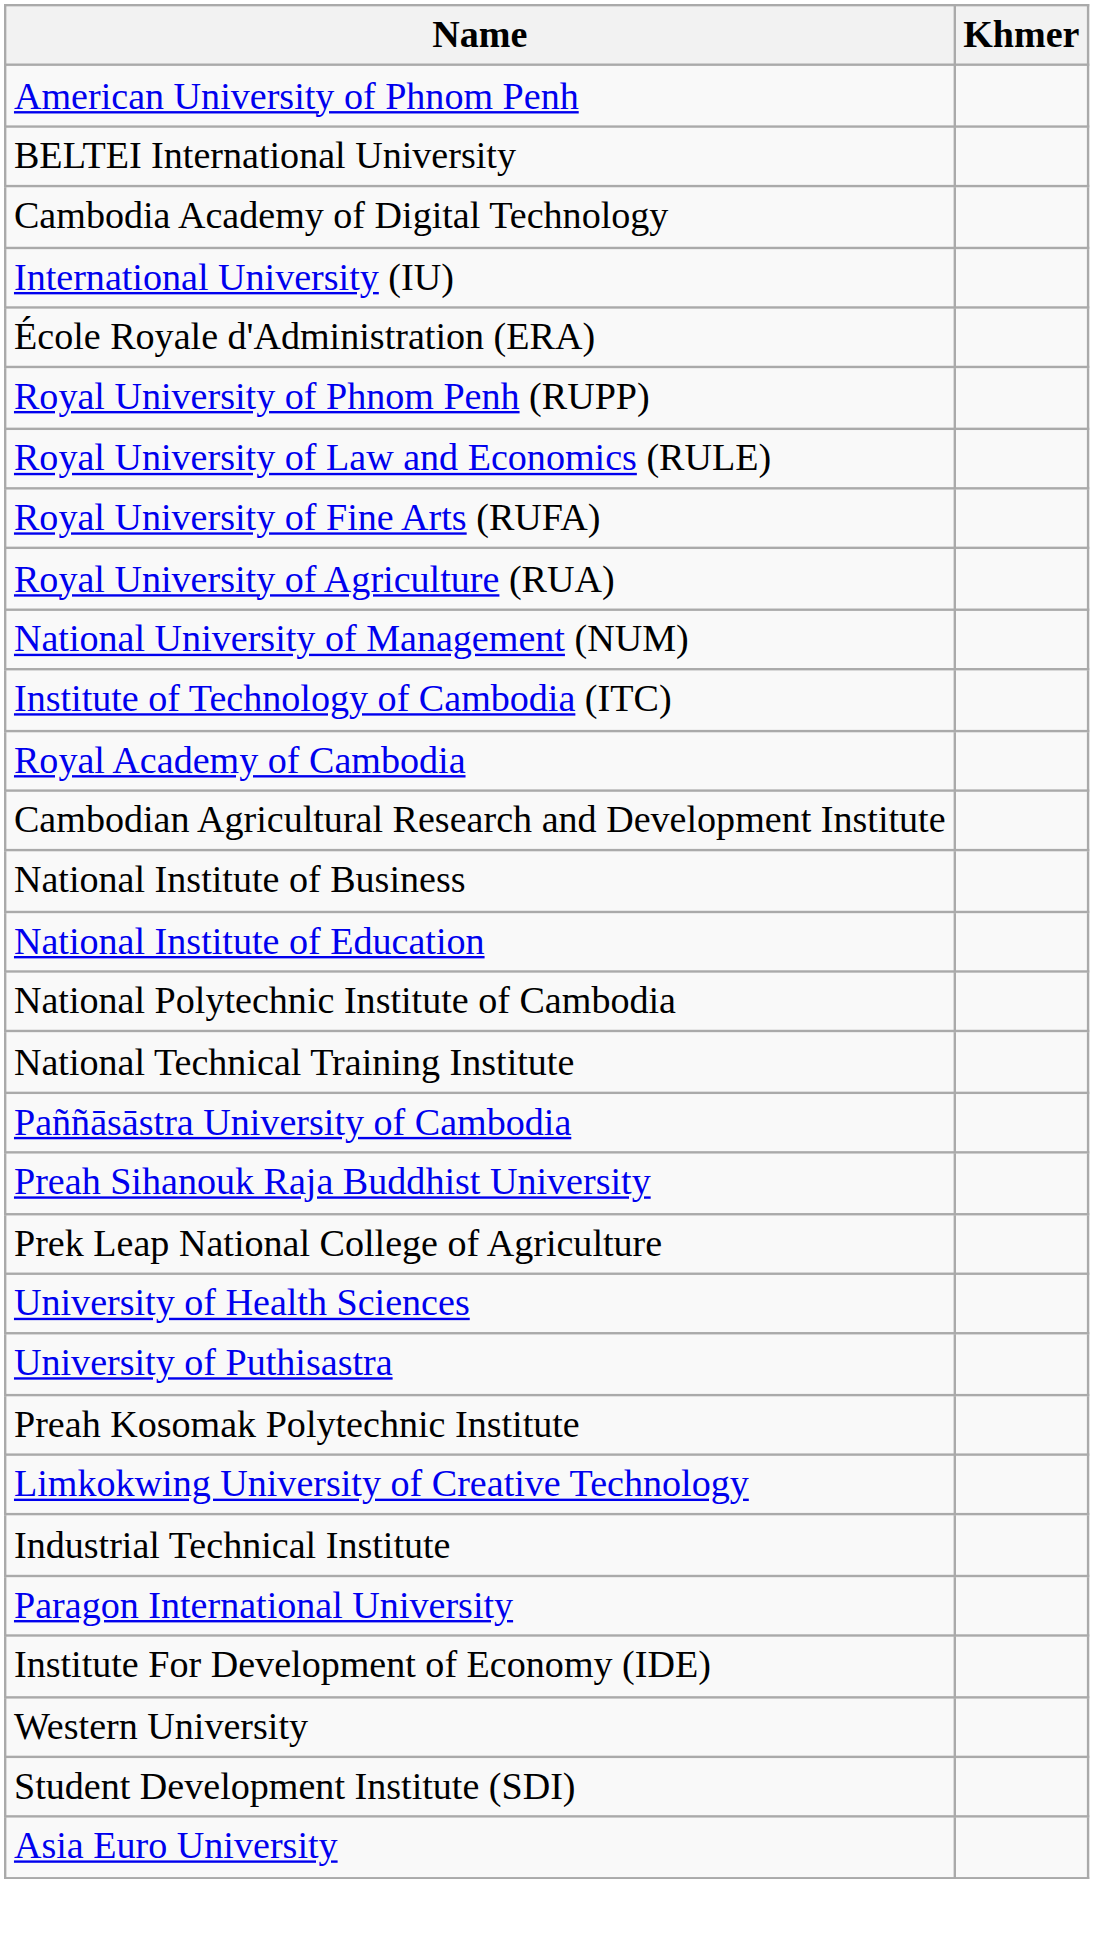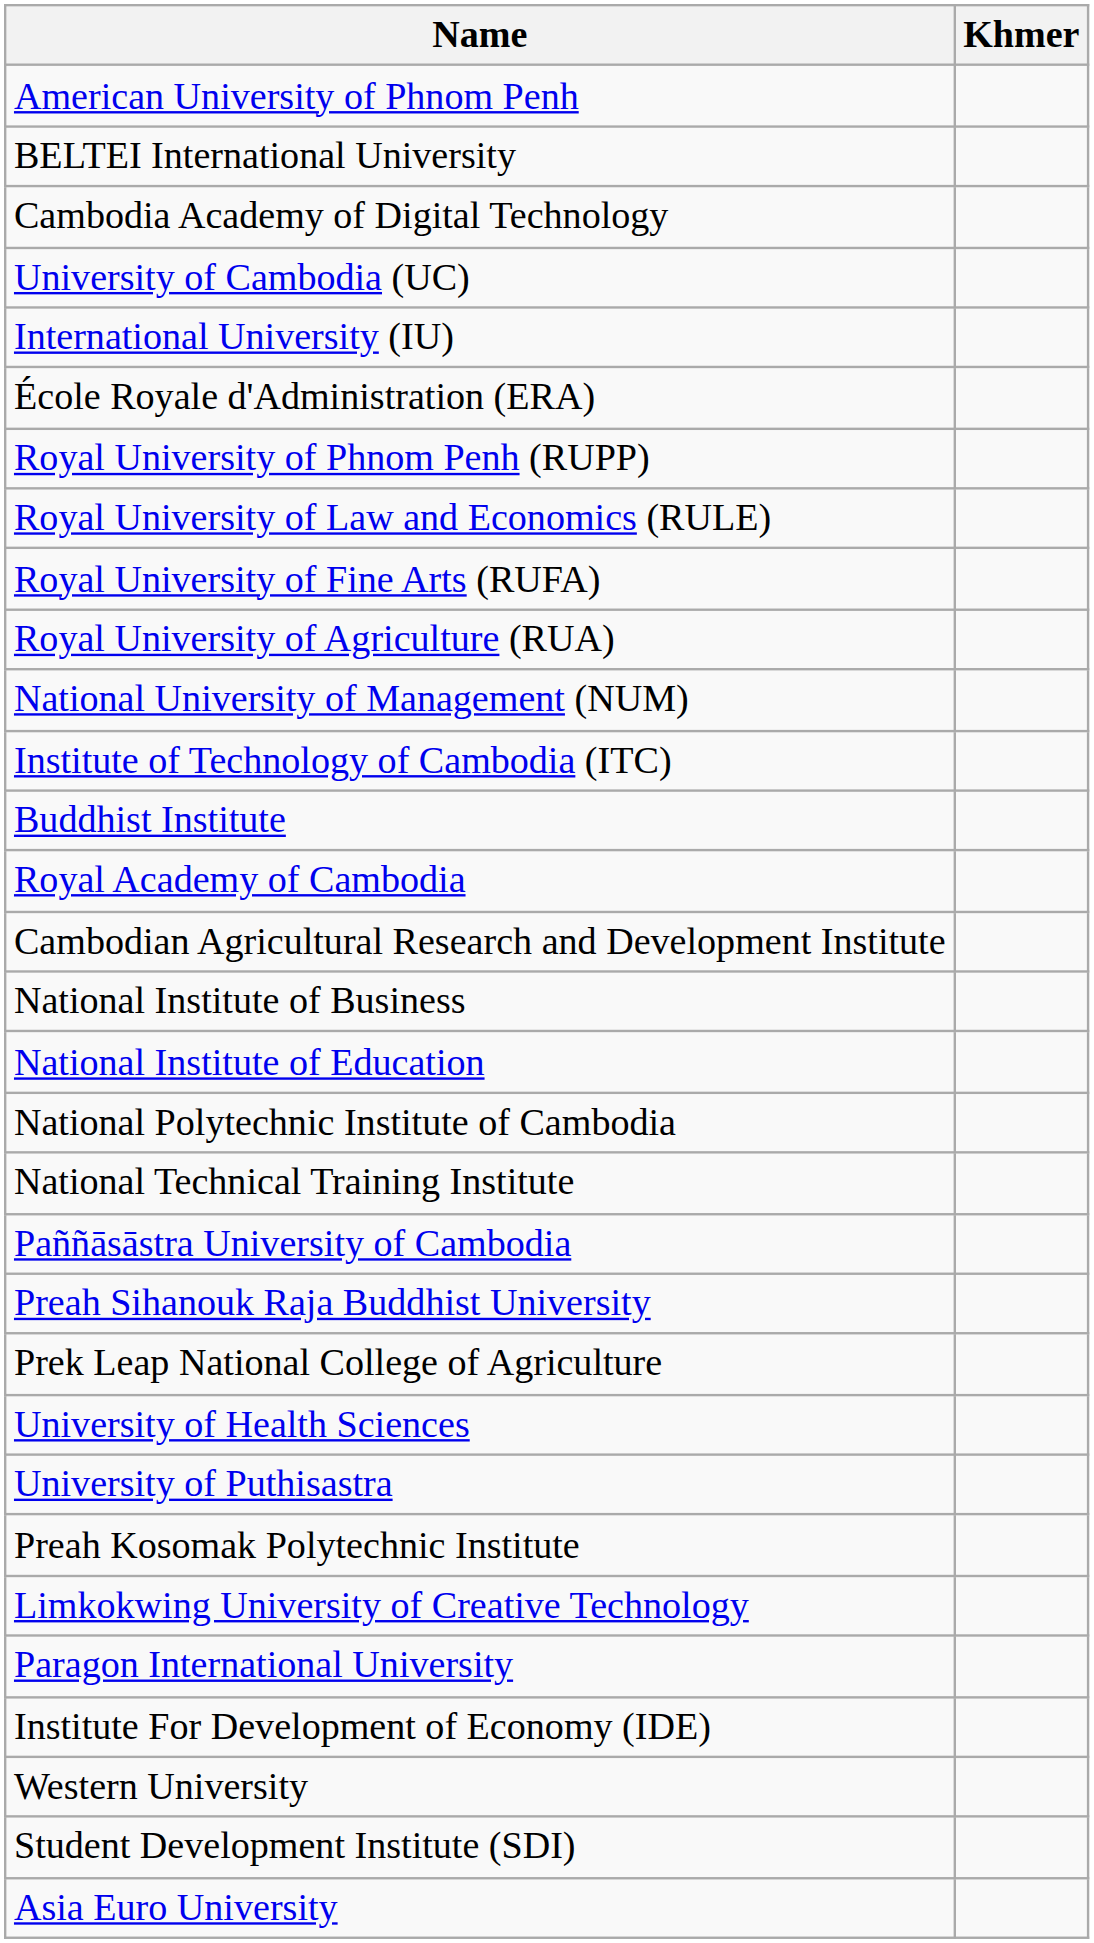+ row: (242, 276)
+ row: (150, 819)
- row: (232, 1544)
